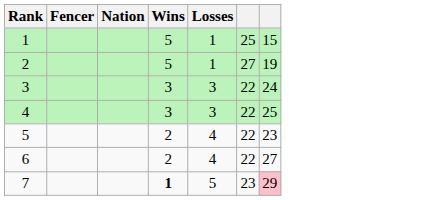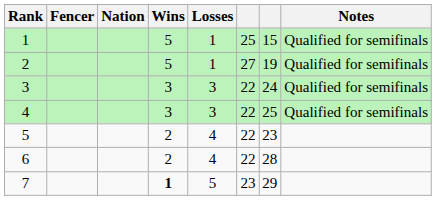+ column: (356, 16)
(270, 159) 27 -> (270, 159) 28
(270, 183) pink background -> (270, 183) no background
